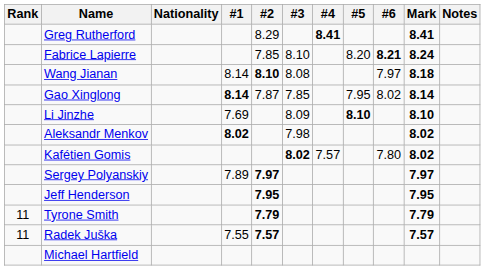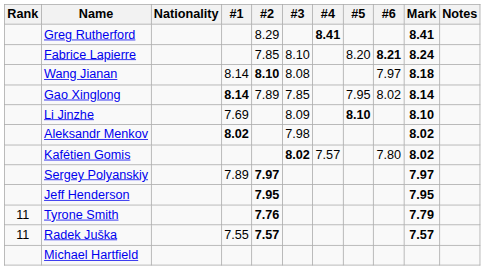(267, 94) 7.87 -> (267, 94) 7.89
(267, 214) 7.79 -> (267, 214) 7.76
